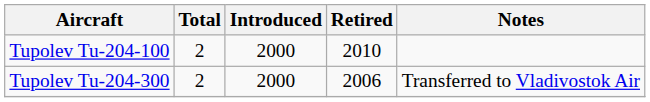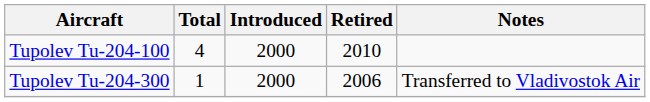(200, 50) 2 -> (200, 50) 4
(200, 81) 2 -> (200, 81) 1
